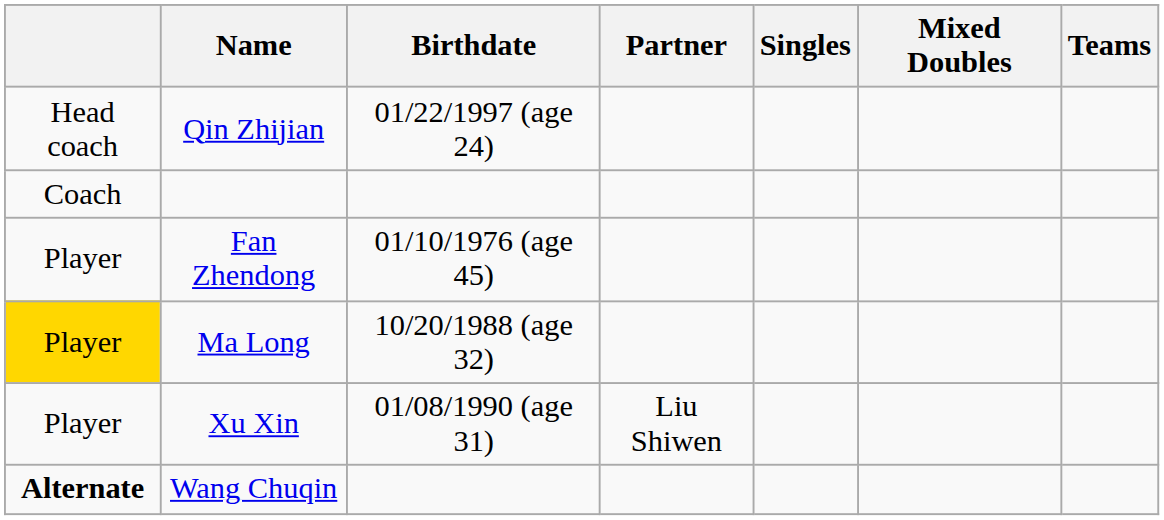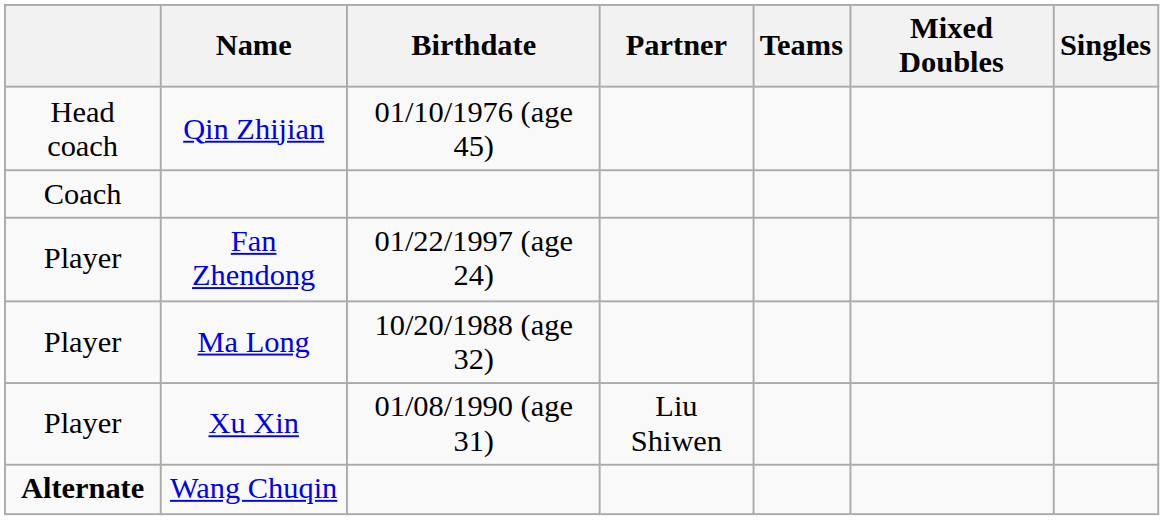columns swapped: (805, 45) <-> (1110, 45)
(474, 128) 01/22/1997 (age 24) -> (474, 128) 01/10/1976 (age 45)
(474, 258) 01/10/1976 (age 45) -> (474, 258) 01/22/1997 (age 24)
(83, 341) gold background -> (83, 341) no background
